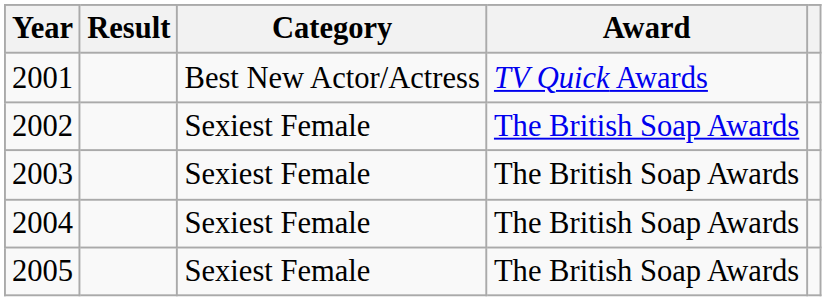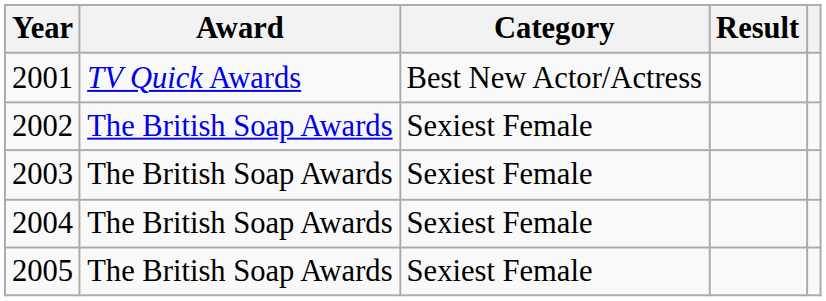columns swapped: (647, 28) <-> (129, 28)
